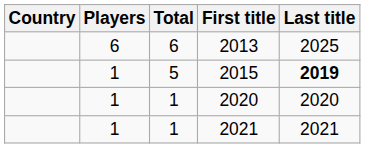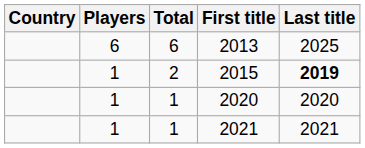(174, 73) 5 -> (174, 73) 2
